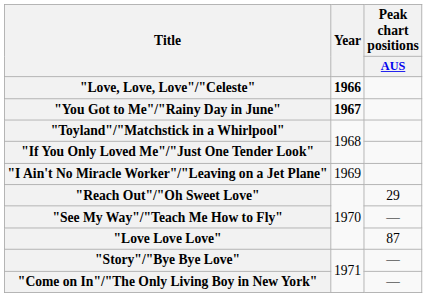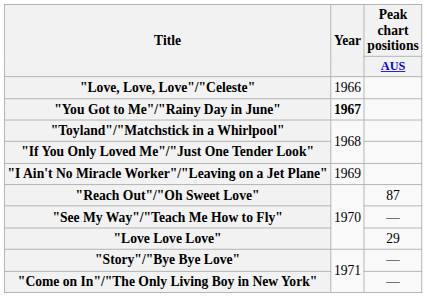(347, 87) bold -> (347, 87) normal
(393, 195) 29 -> (393, 195) 87
(393, 238) 87 -> (393, 238) 29
